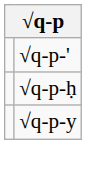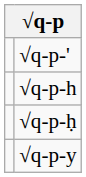+ row: (48, 88)
